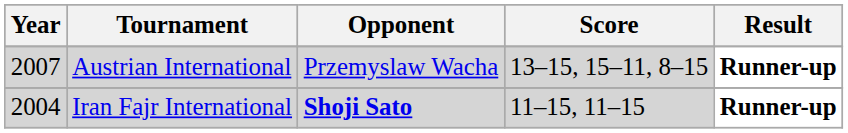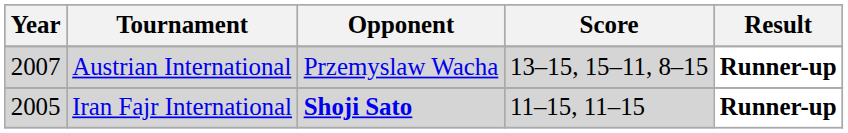(36, 107) 2004 -> (36, 107) 2005
